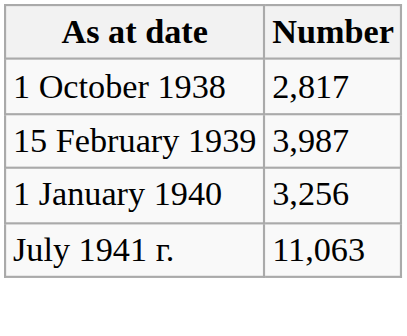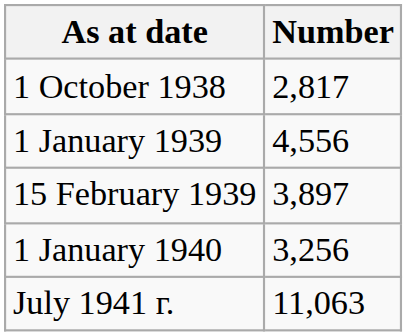+ row: (118, 140)
(311, 140) 3,987 -> (311, 194) 3,897
